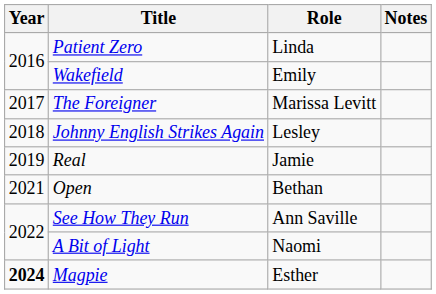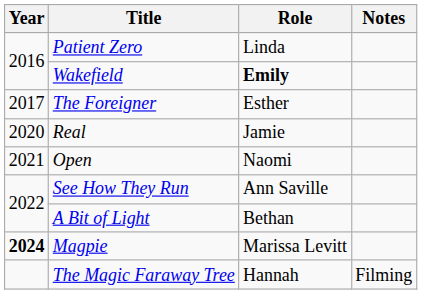(294, 75) normal -> (266, 75) bold
(324, 103) Marissa Levitt -> (266, 103) Esther
- row: (158, 132)
(27, 160) 2019 -> (27, 132) 2020
(298, 189) Bethan -> (267, 160) Naomi
(297, 246) Naomi -> (268, 217) Bethan
(295, 274) Esther -> (295, 246) Marissa Levitt
+ row: (144, 274)
